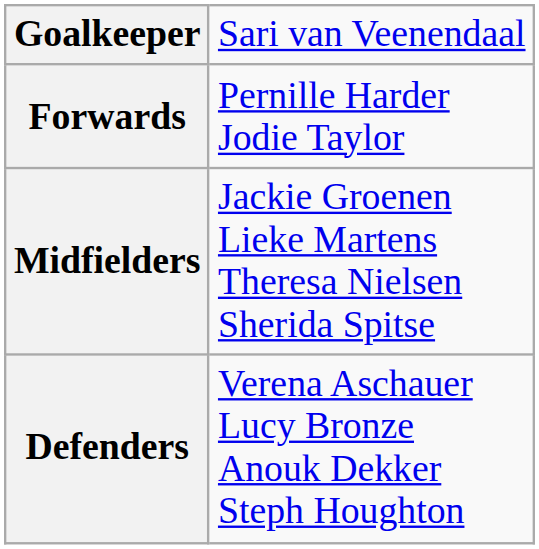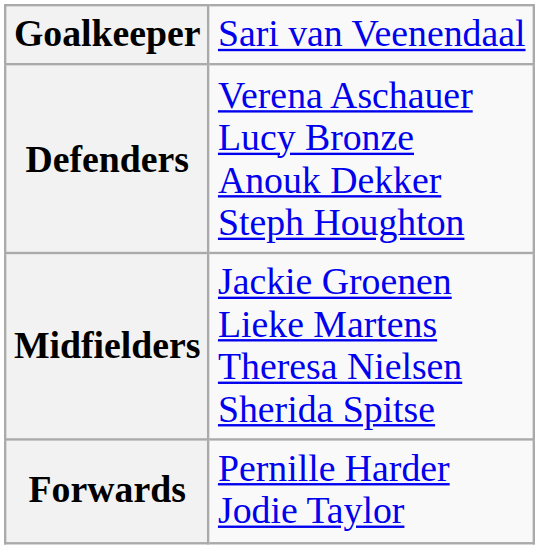rows swapped: (107, 447) <-> (107, 115)
